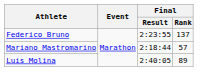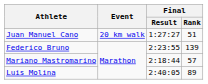+ row: (42, 35)
(183, 35) 137 -> (192, 47) 139
